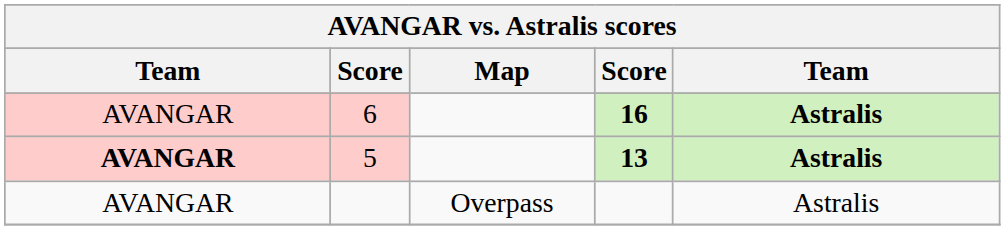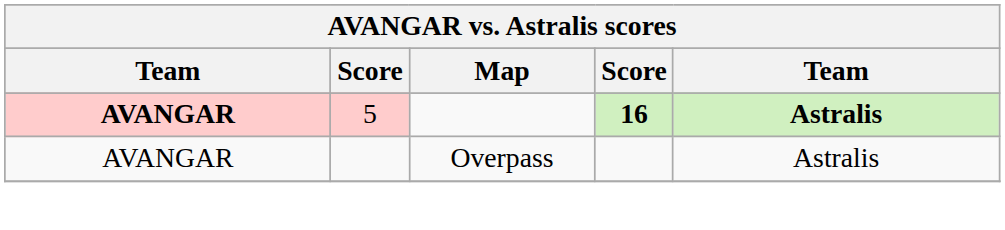- row: (370, 114)
(634, 158) 13 -> (634, 114) 16
